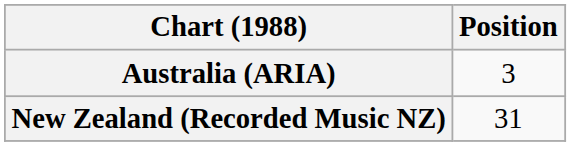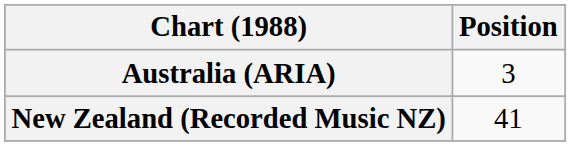(508, 118) 31 -> (508, 118) 41
